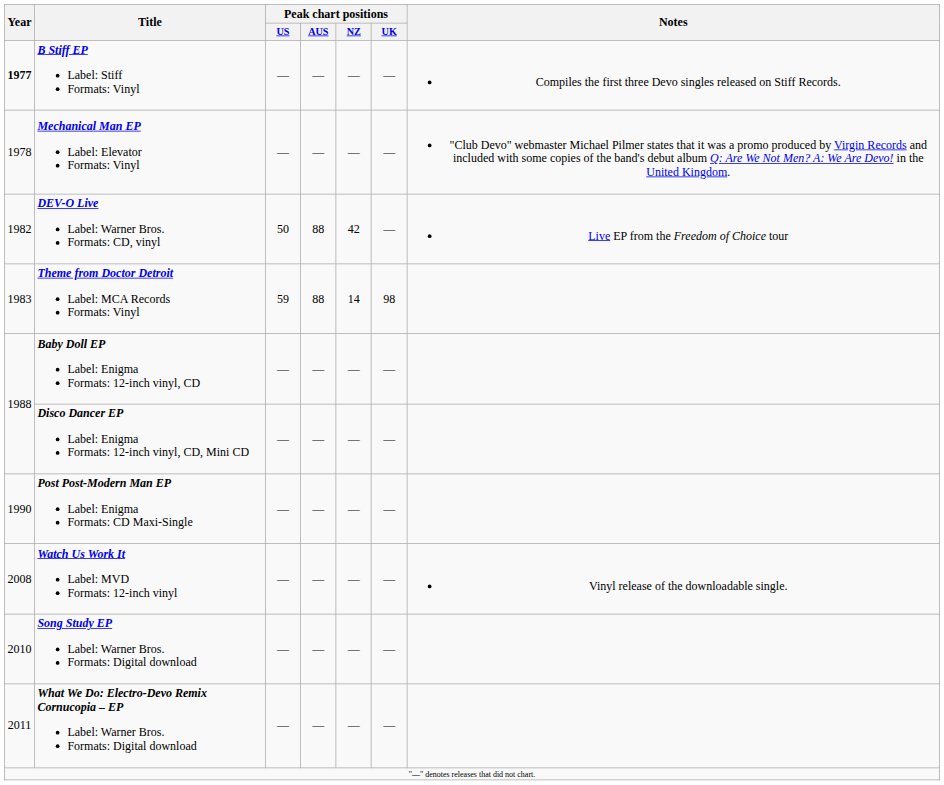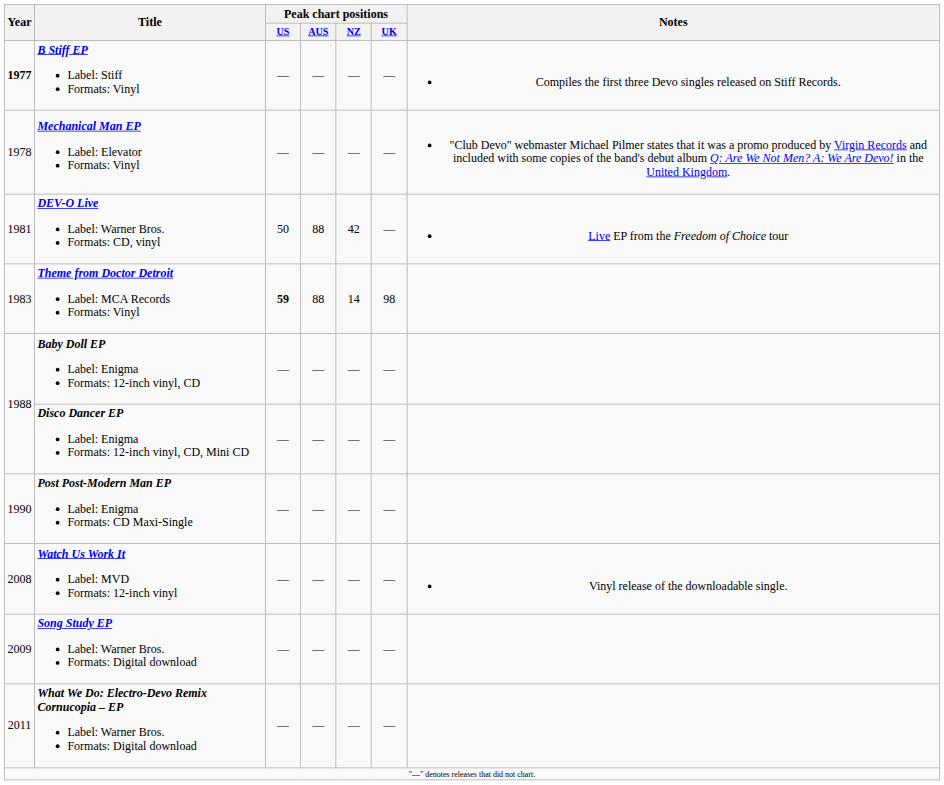(20, 228) 1982 -> (20, 228) 1981
(283, 298) normal -> (283, 298) bold
(20, 649) 2010 -> (20, 649) 2009
